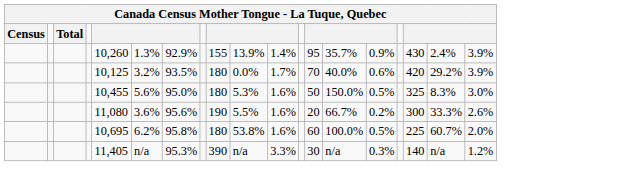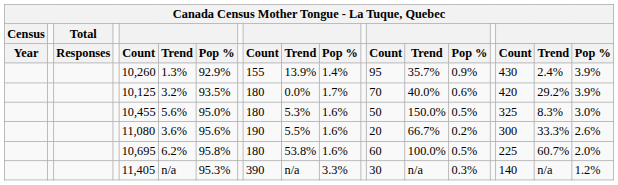+ row: (26, 53)
